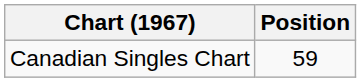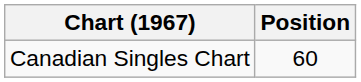(305, 58) 59 -> (305, 58) 60
